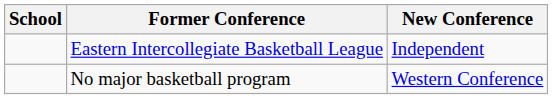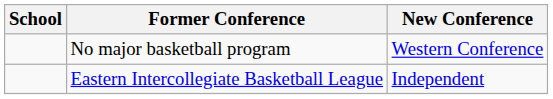rows swapped: (227, 49) <-> (181, 78)
